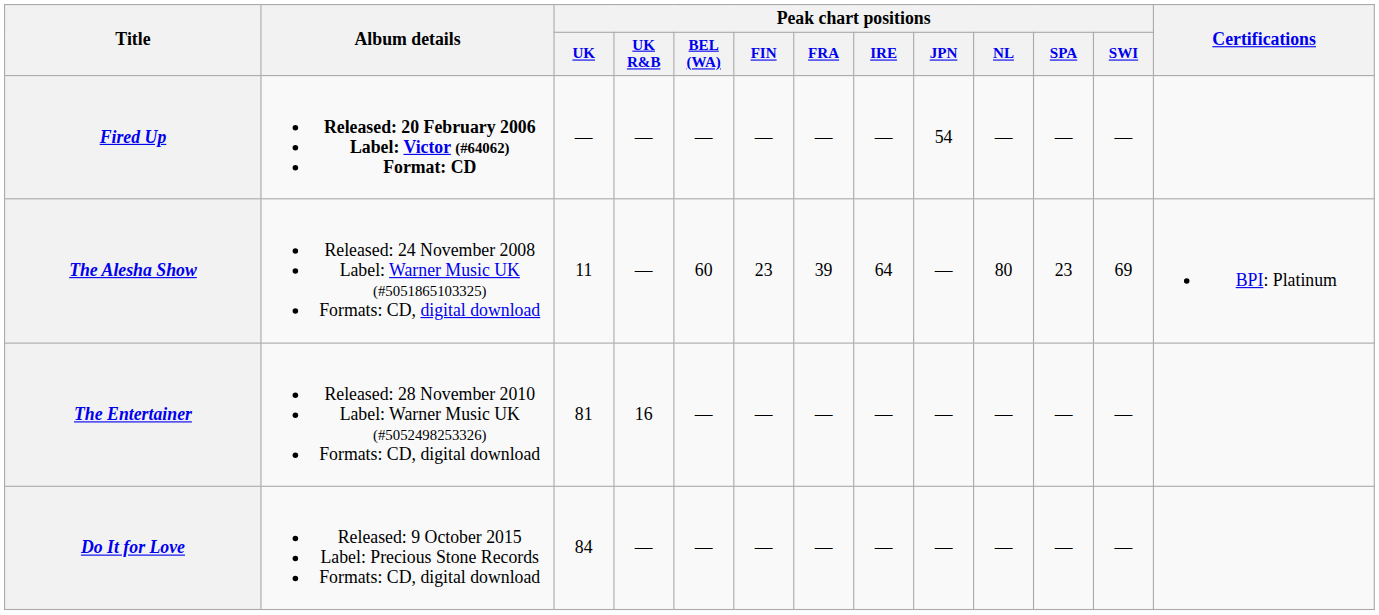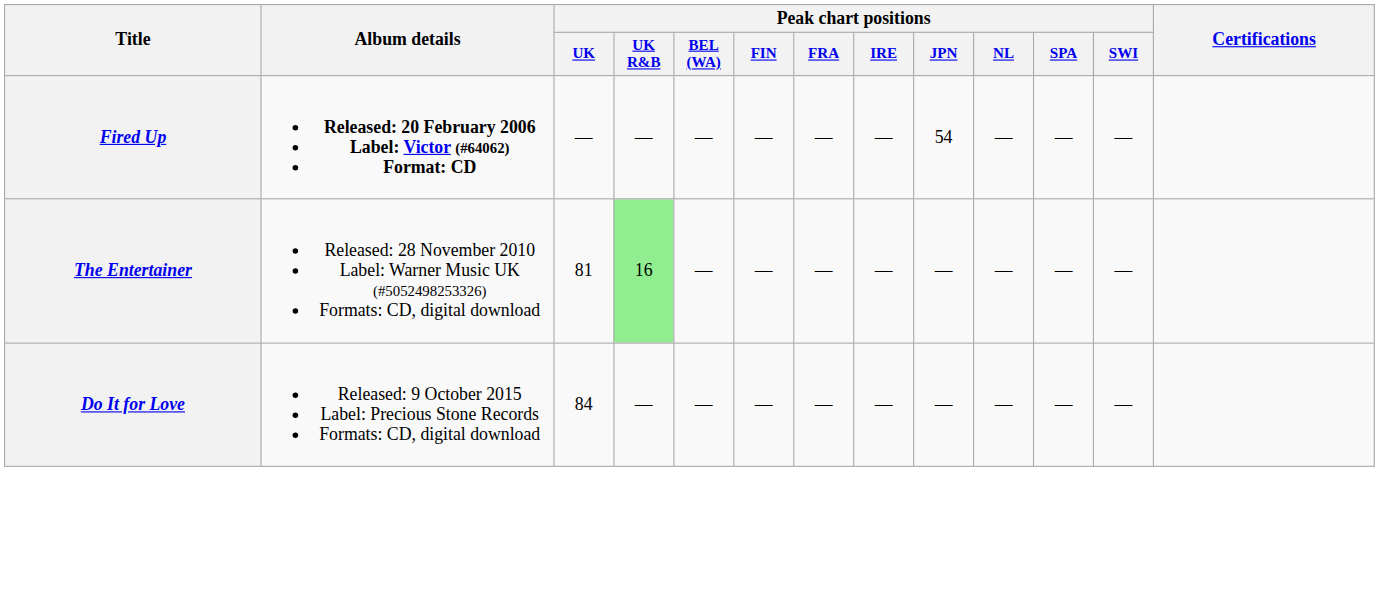- row: (133, 270)
(644, 414) no background -> (644, 270) lightgreen background
